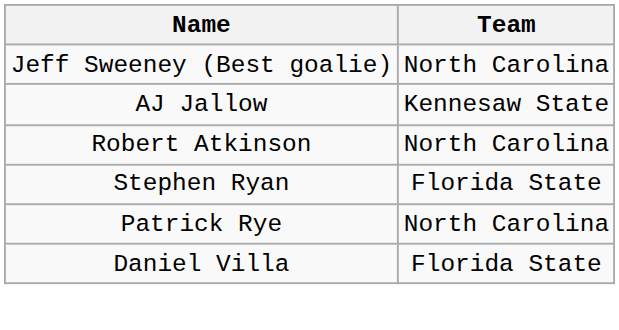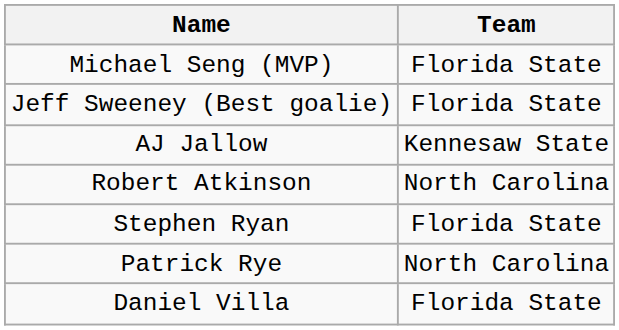+ row: (201, 65)
(506, 65) North Carolina -> (506, 105) Florida State
